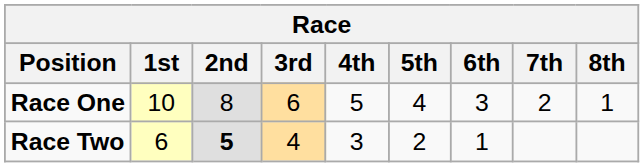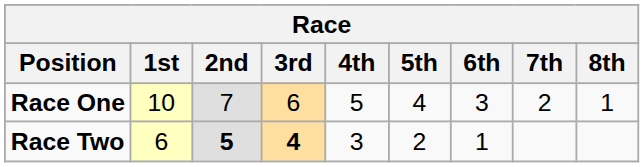(227, 102) 8 -> (227, 102) 7
(293, 141) normal -> (293, 141) bold
